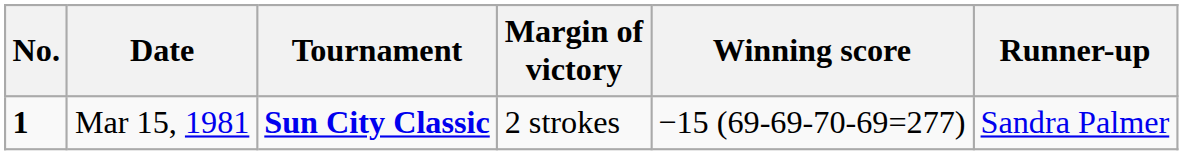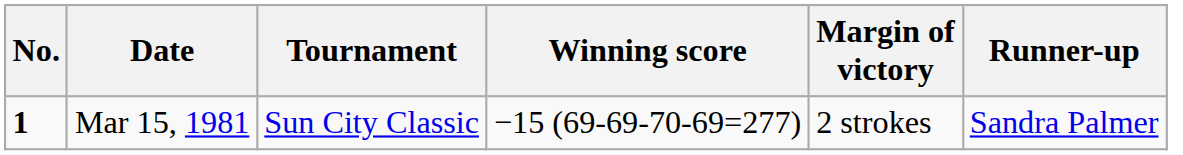columns swapped: (812, 50) <-> (574, 50)
(377, 122) bold -> (372, 122) normal
